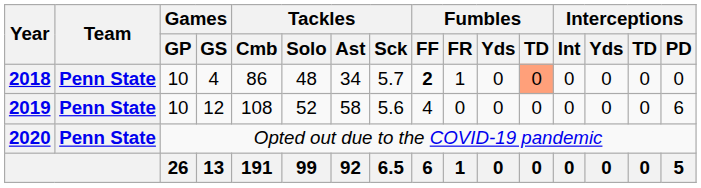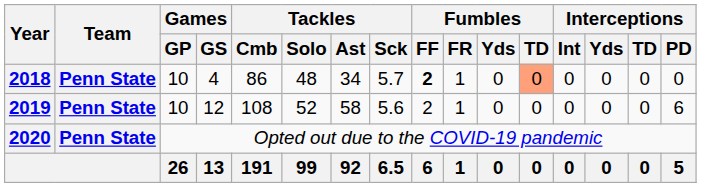(428, 108) 4 -> (428, 108) 2
(460, 108) 0 -> (460, 108) 1
